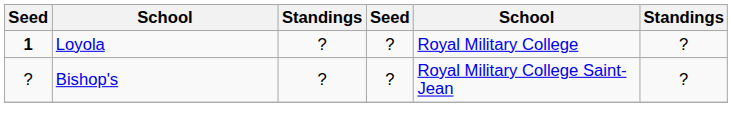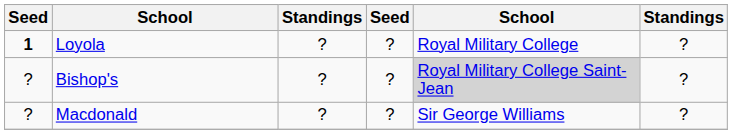(522, 79) no background -> (522, 79) lightgrey background
+ row: (97, 115)
